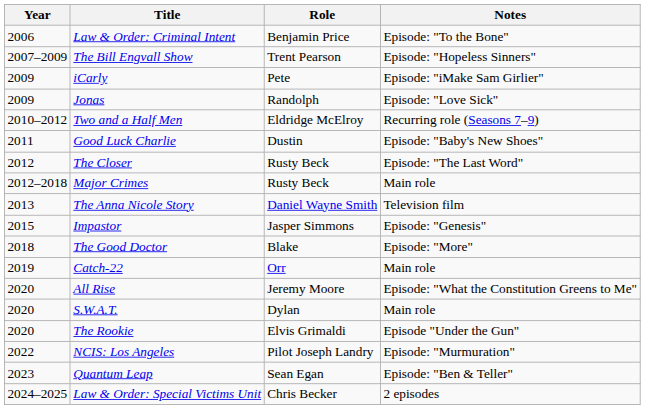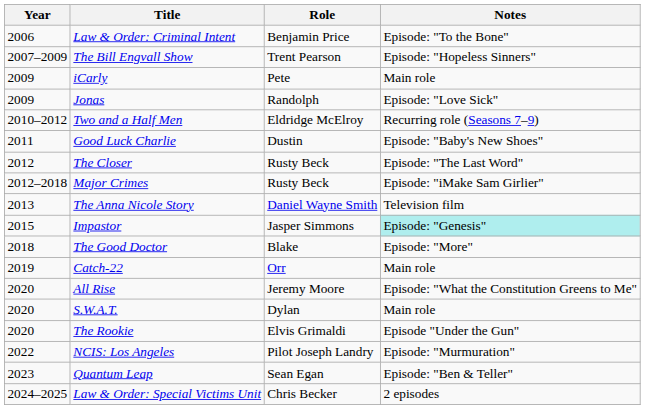(464, 78) Episode: "iMake Sam Girlier" -> (409, 78) Main role
(409, 183) Main role -> (464, 183) Episode: "iMake Sam Girlier"
(435, 225) no background -> (435, 225) paleturquoise background
